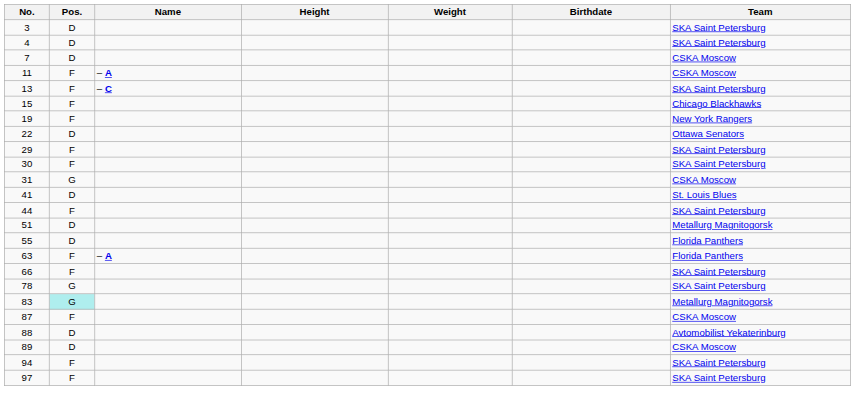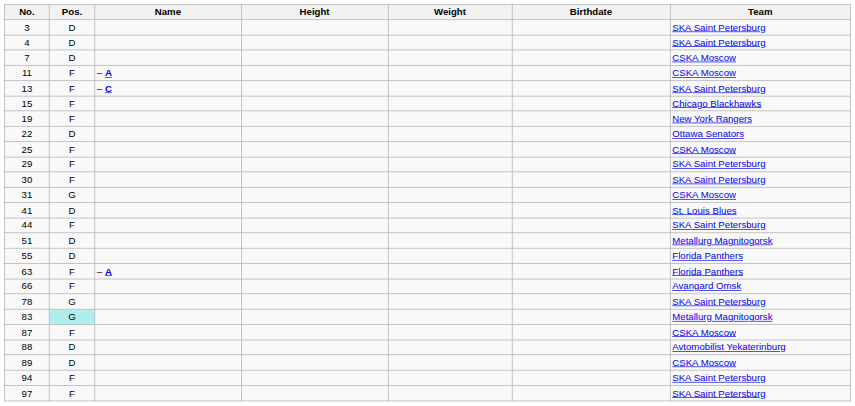+ row: (27, 150)
(719, 271) SKA Saint Petersburg -> (707, 287) Avangard Omsk
